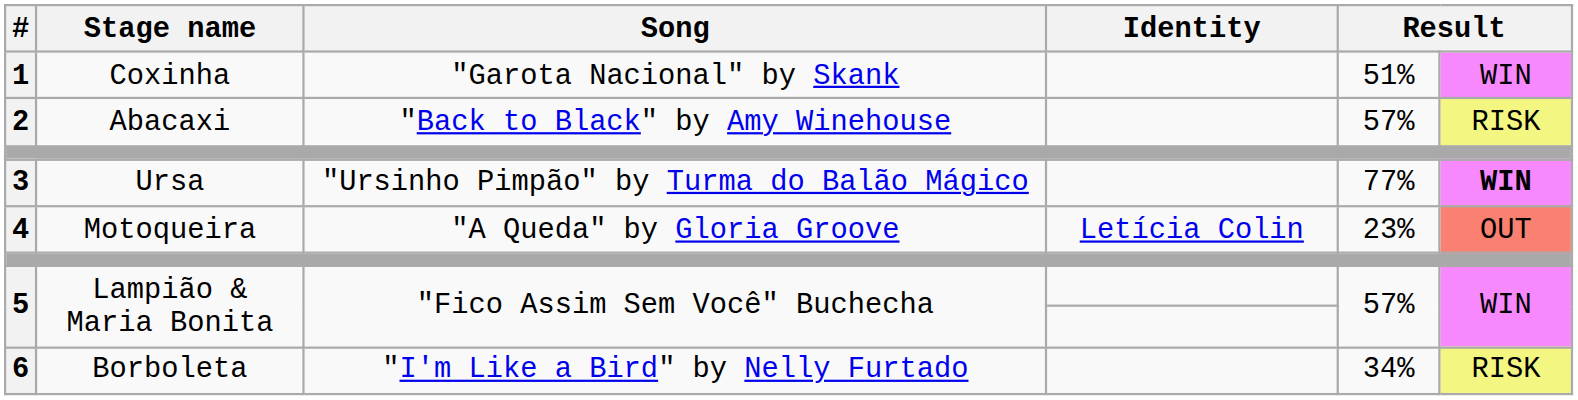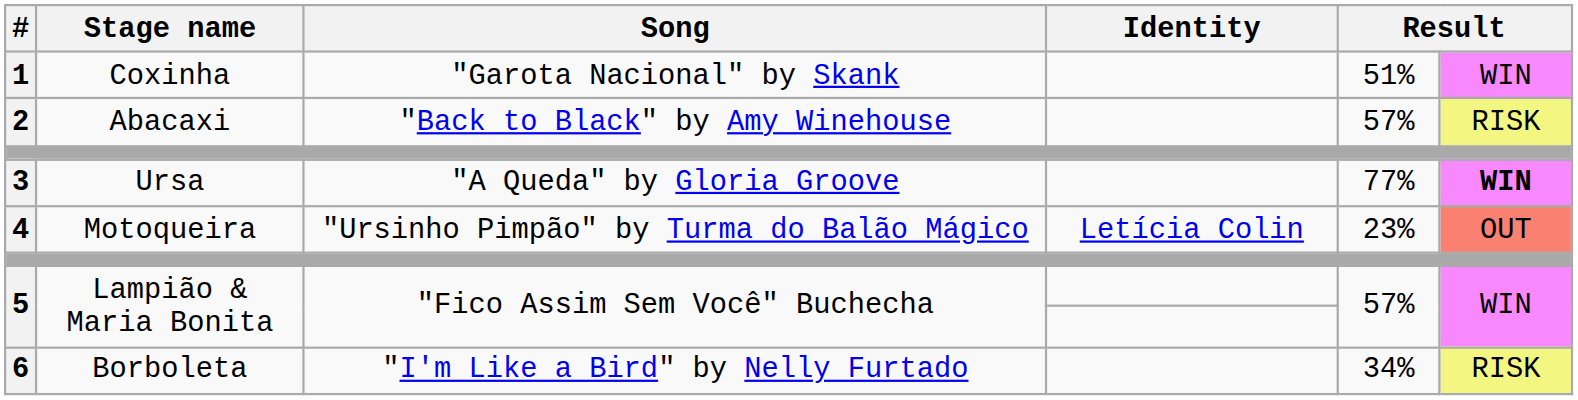(675, 183) "Ursinho Pimpão" by Turma do Balão Mágico -> (675, 183) "A Queda" by Gloria Groove
(675, 229) "A Queda" by Gloria Groove -> (675, 229) "Ursinho Pimpão" by Turma do Balão Mágico
